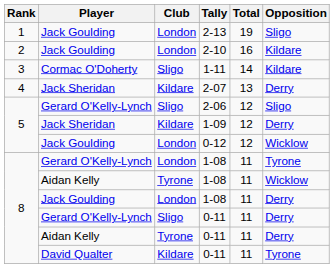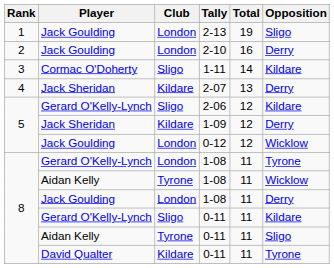(283, 50) Kildare -> (279, 50) Derry
(278, 106) Sligo -> (283, 106) Kildare
(279, 217) Derry -> (283, 217) Kildare
(279, 236) Derry -> (278, 236) Sligo
